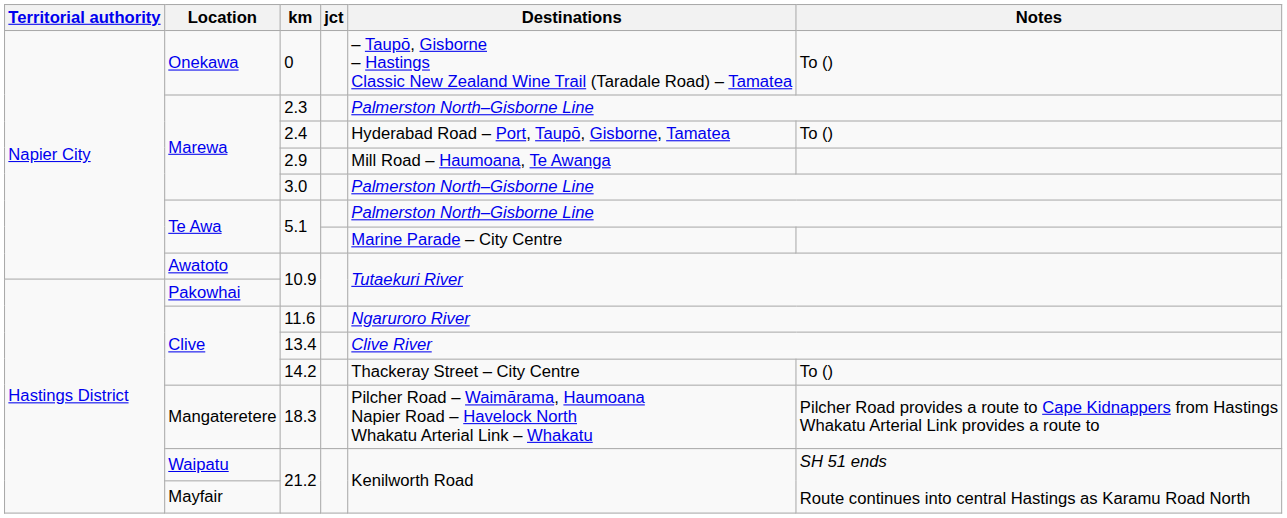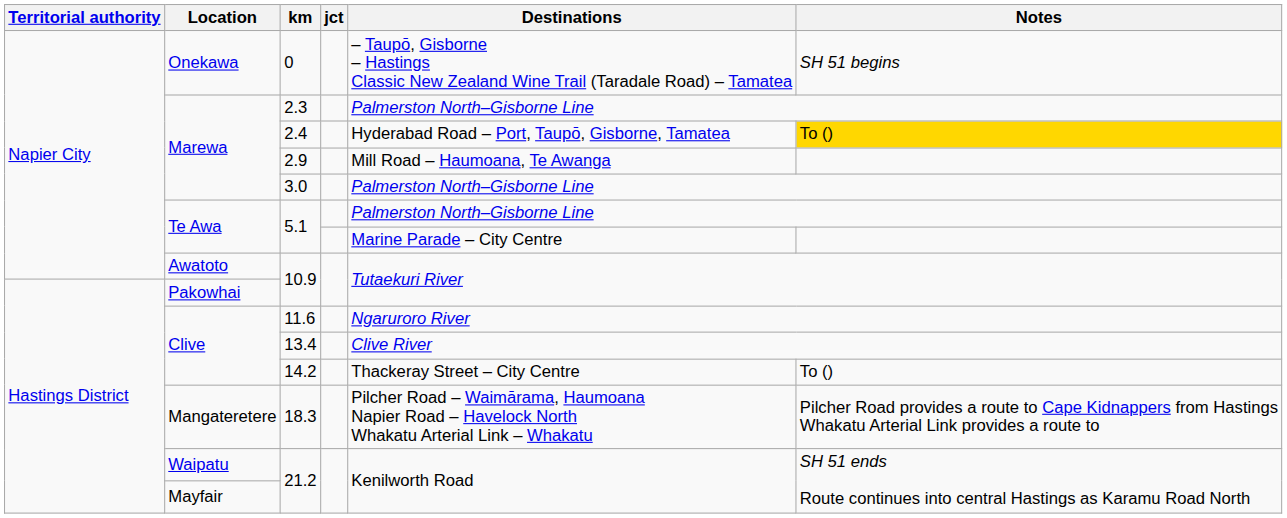(816, 62) To () -> (850, 62) SH 51 begins
(816, 134) no background -> (816, 134) gold background
